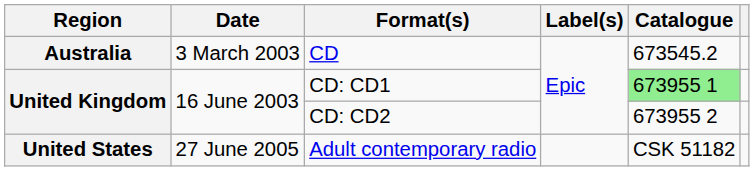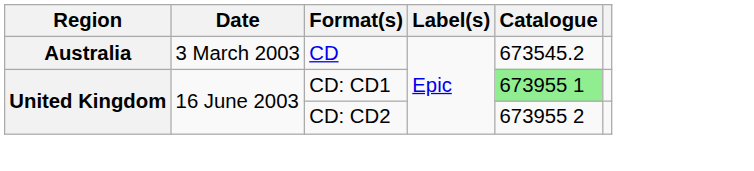- row: (423, 149)
